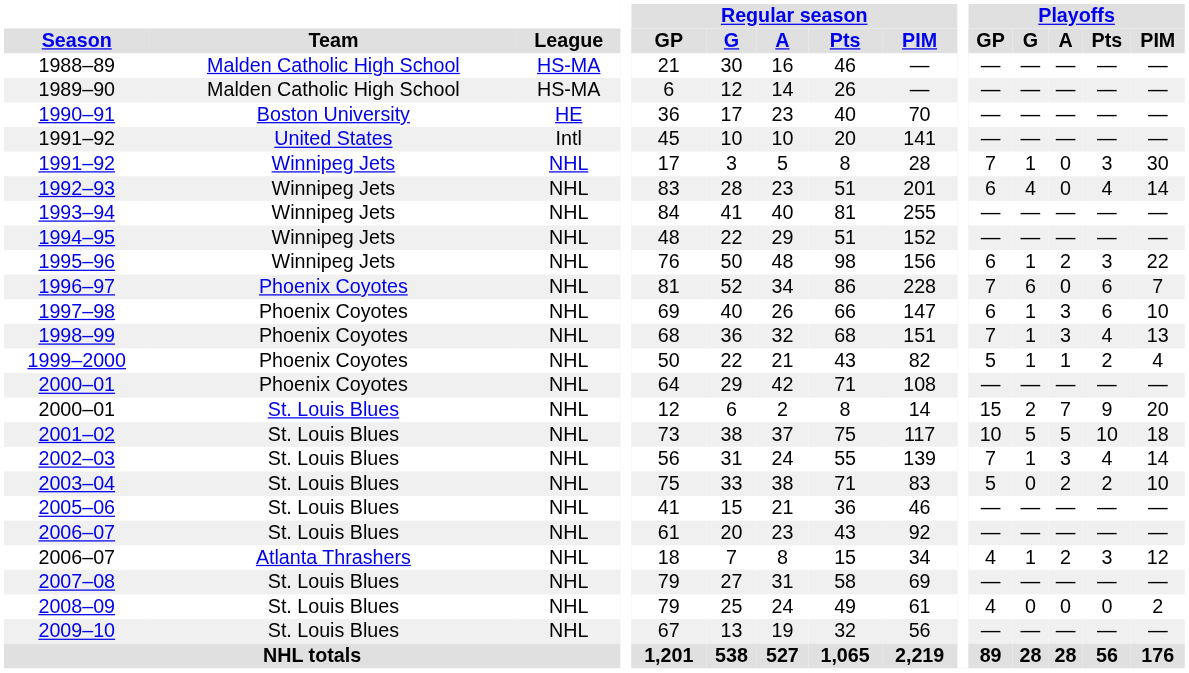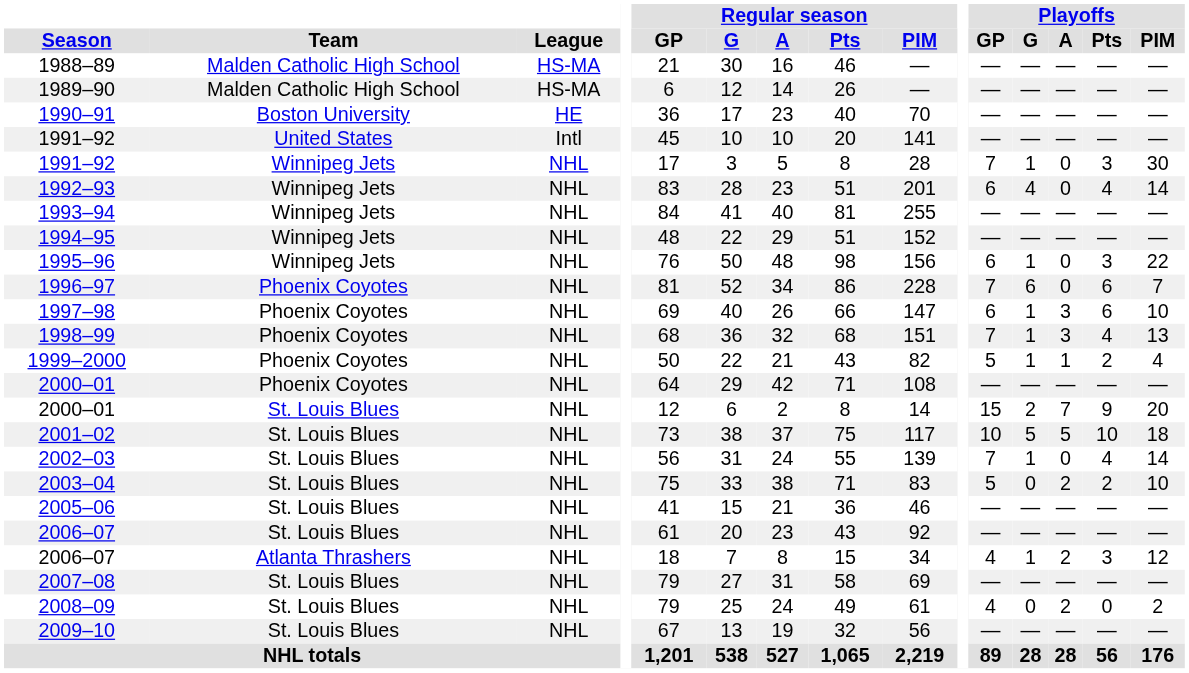(1065, 262) 2 -> (1065, 262) 0
(1065, 458) 3 -> (1065, 458) 0
(1065, 606) 0 -> (1065, 606) 2
